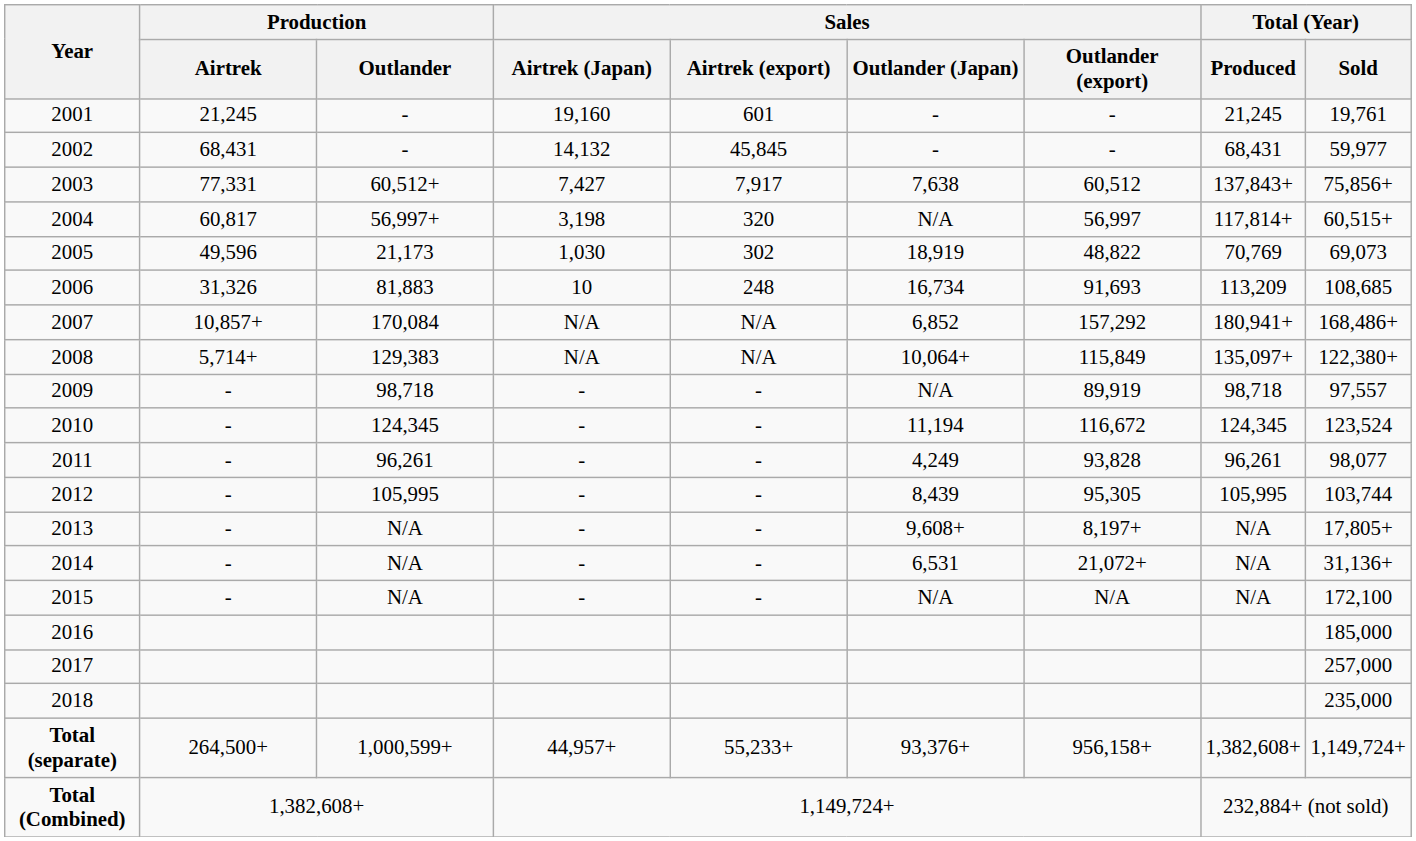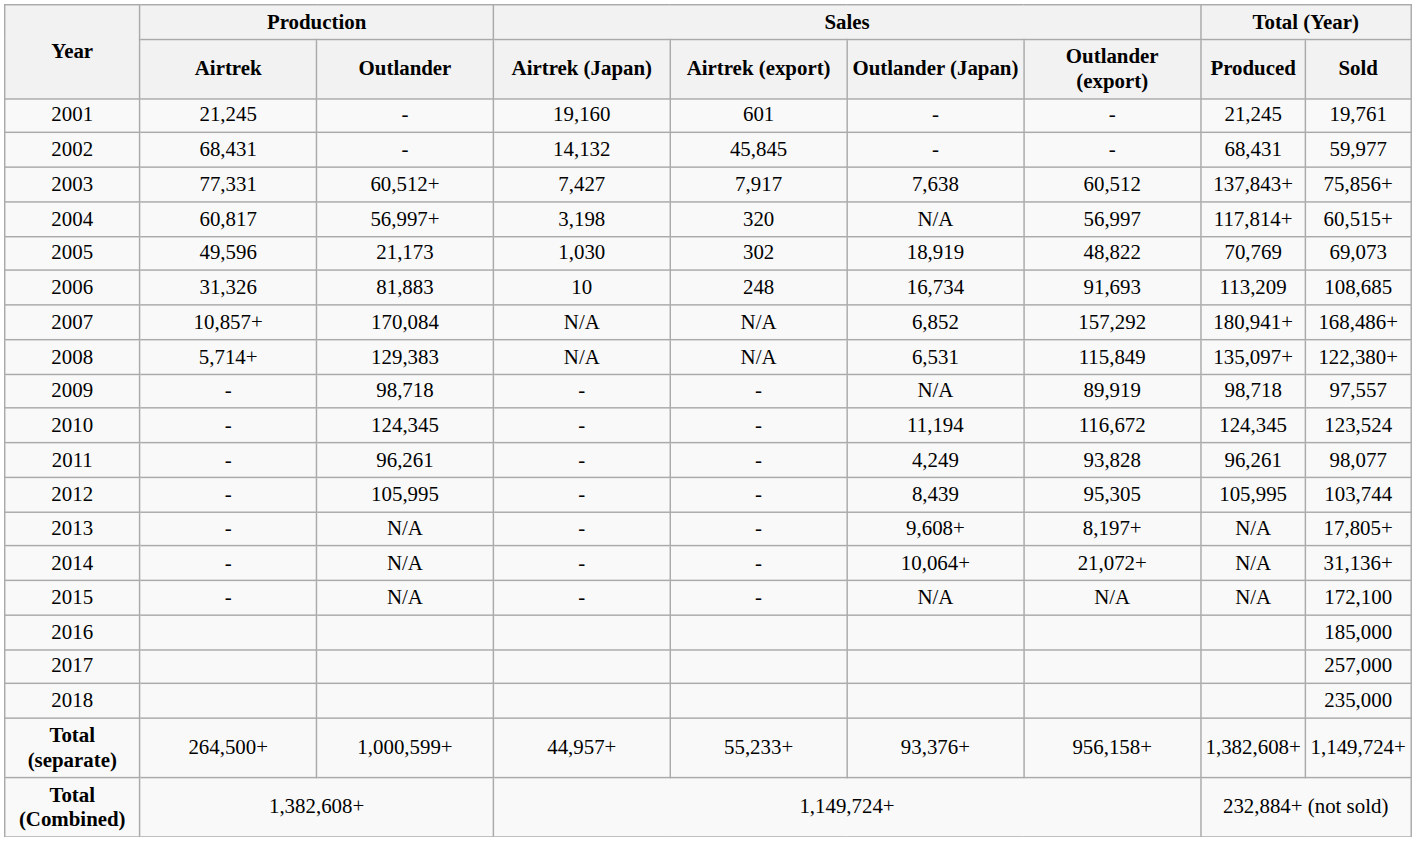(935, 356) 10,064+ -> (935, 356) 6,531
(935, 563) 6,531 -> (935, 563) 10,064+
